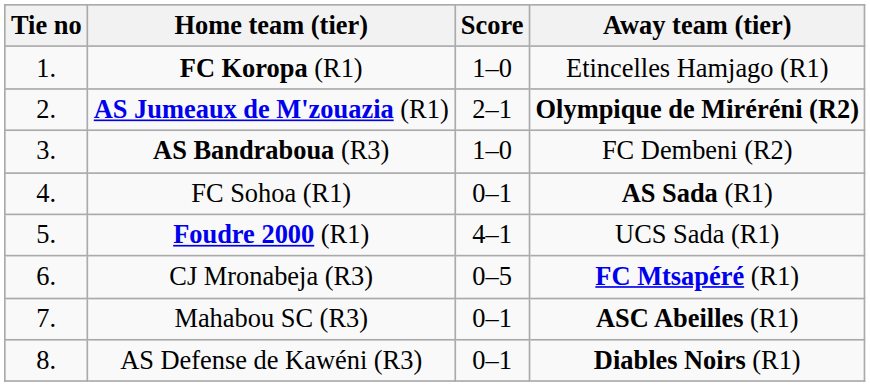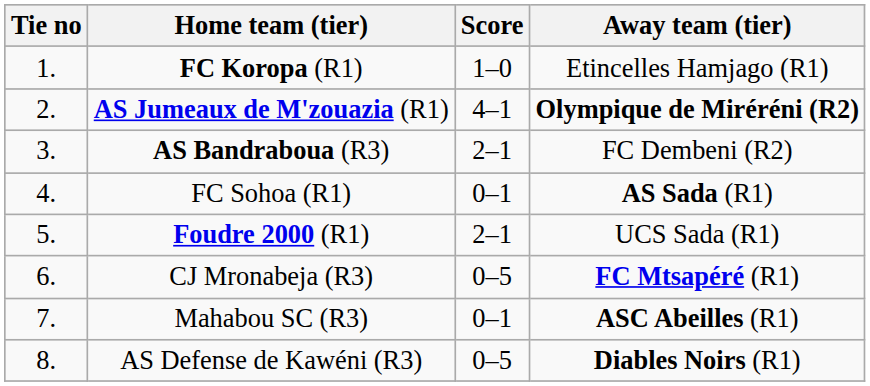(492, 109) 2–1 -> (492, 109) 4–1
(492, 151) 1–0 -> (492, 151) 2–1
(492, 234) 4–1 -> (492, 234) 2–1
(492, 360) 0–1 -> (492, 360) 0–5
